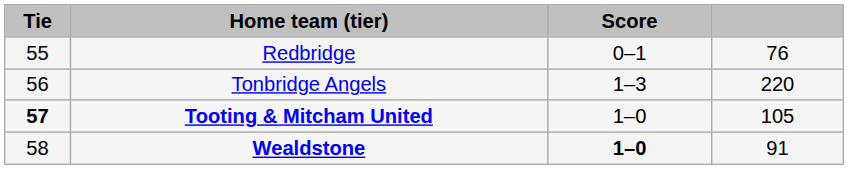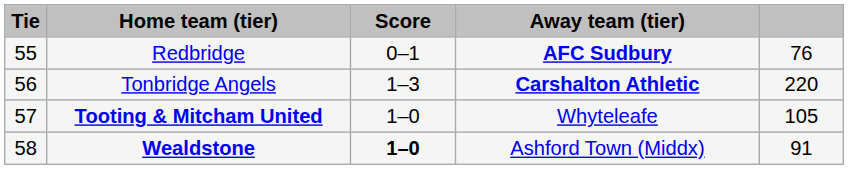+ column: (607, 21)
(38, 117) bold -> (26, 117) normal
